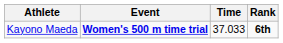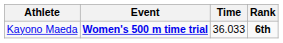(229, 30) 37.033 -> (229, 30) 36.033
